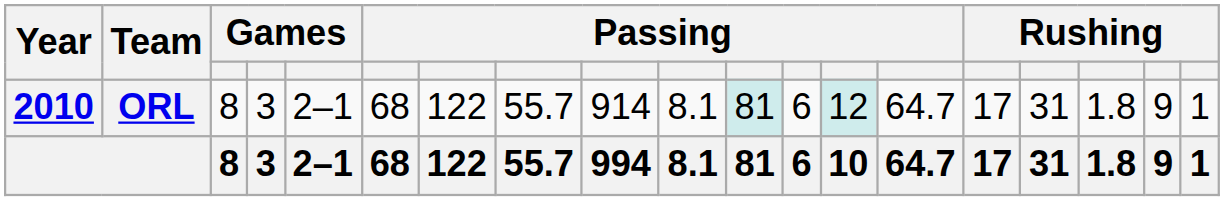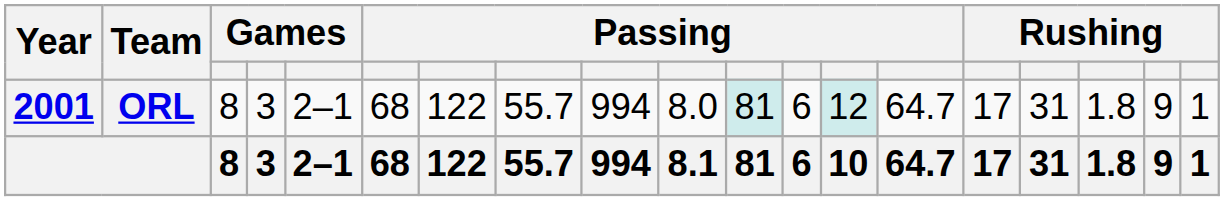(54, 107) 2010 -> (54, 107) 2001
(621, 107) 914 -> (621, 107) 994
(693, 107) 8.1 -> (693, 107) 8.0
